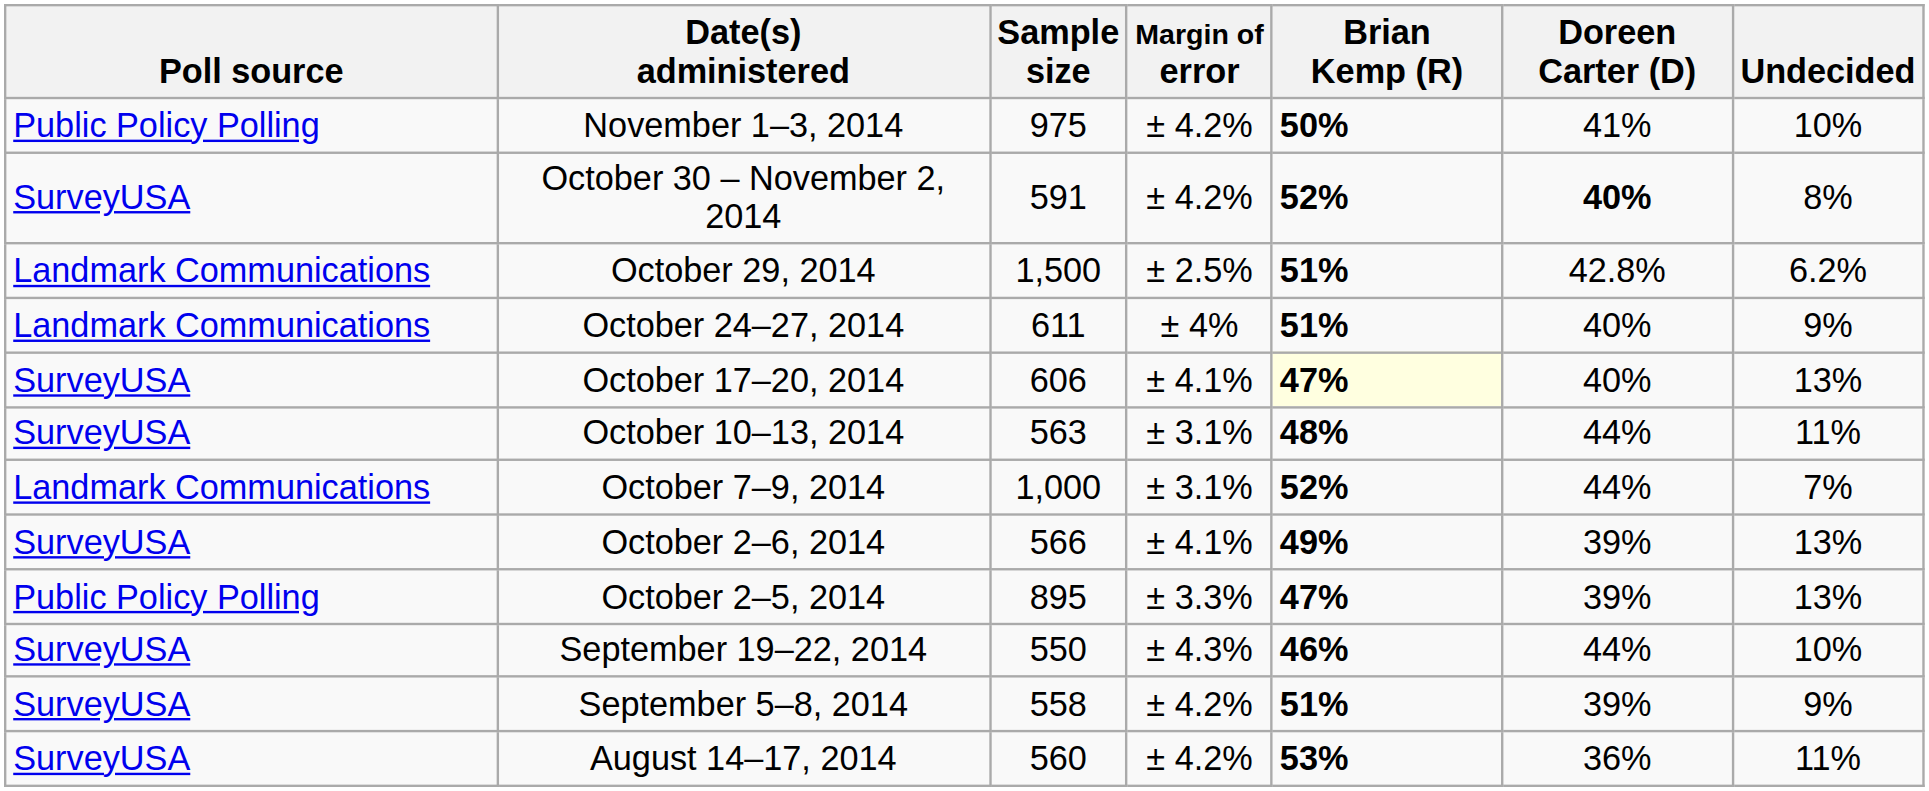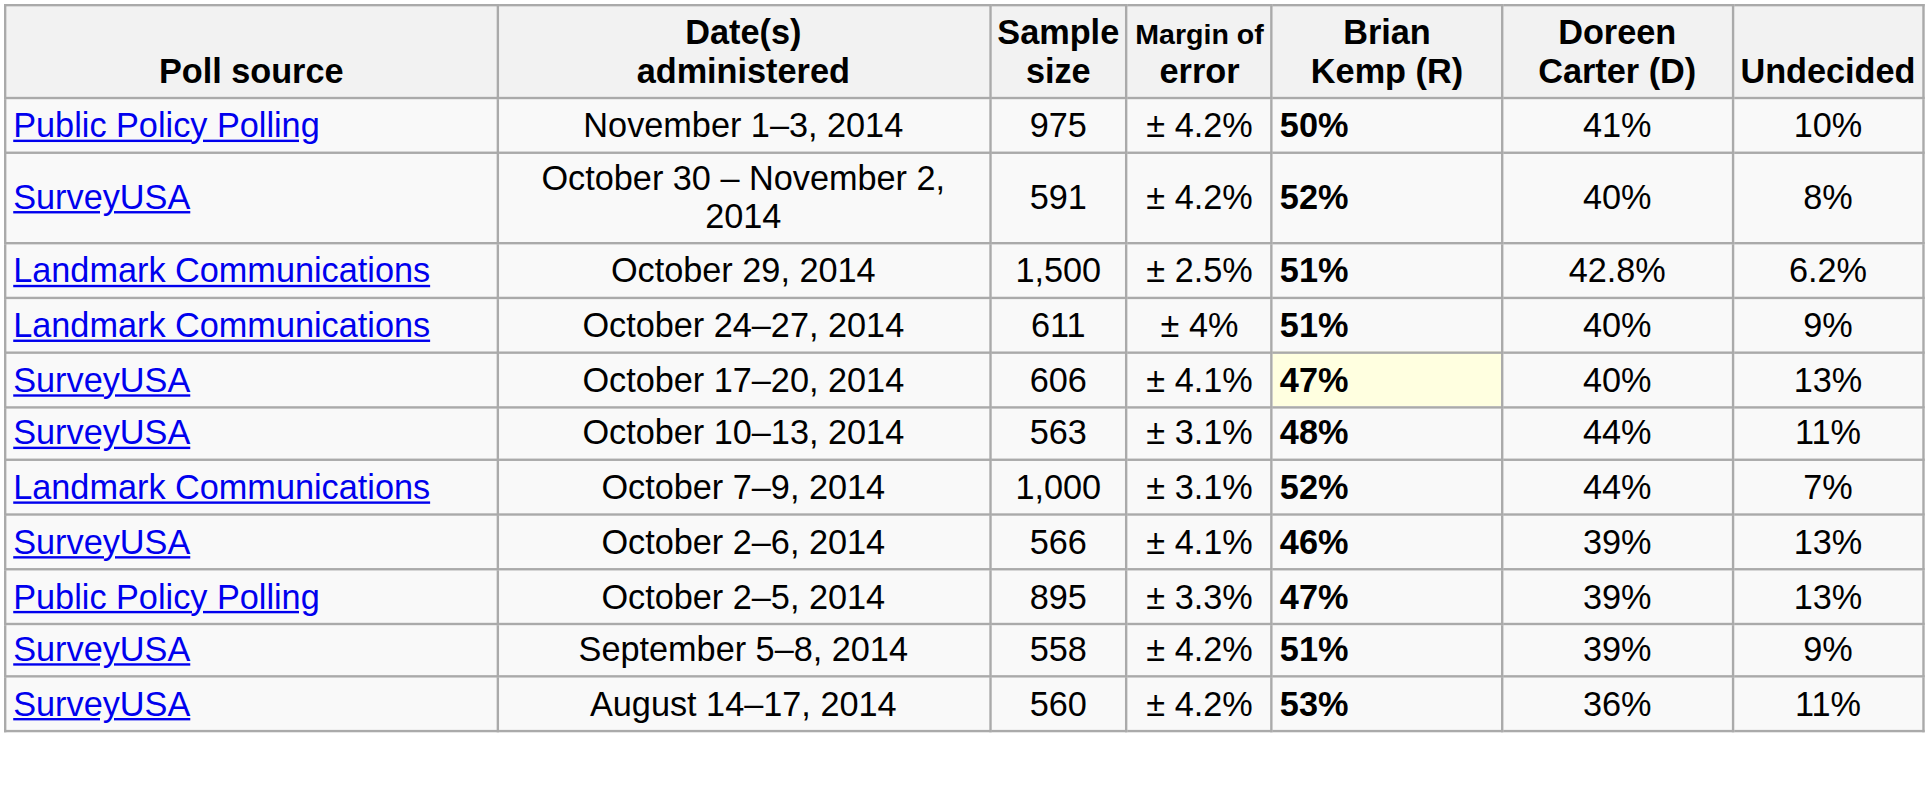(1617, 198) bold -> (1617, 198) normal
(1314, 542) 49% -> (1314, 542) 46%
- row: (743, 650)
